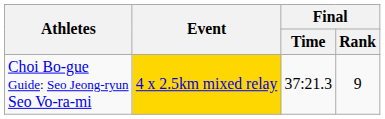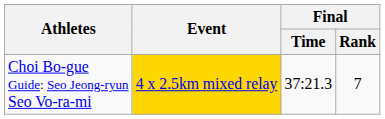(358, 84) 9 -> (358, 84) 7
